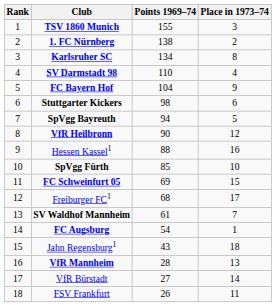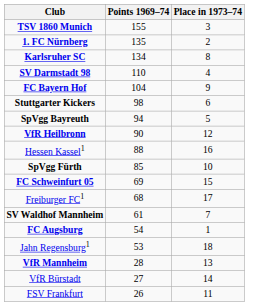- column: (18, 12)
(165, 42) 138 -> (138, 42) 135
(165, 246) 43 -> (138, 246) 53
